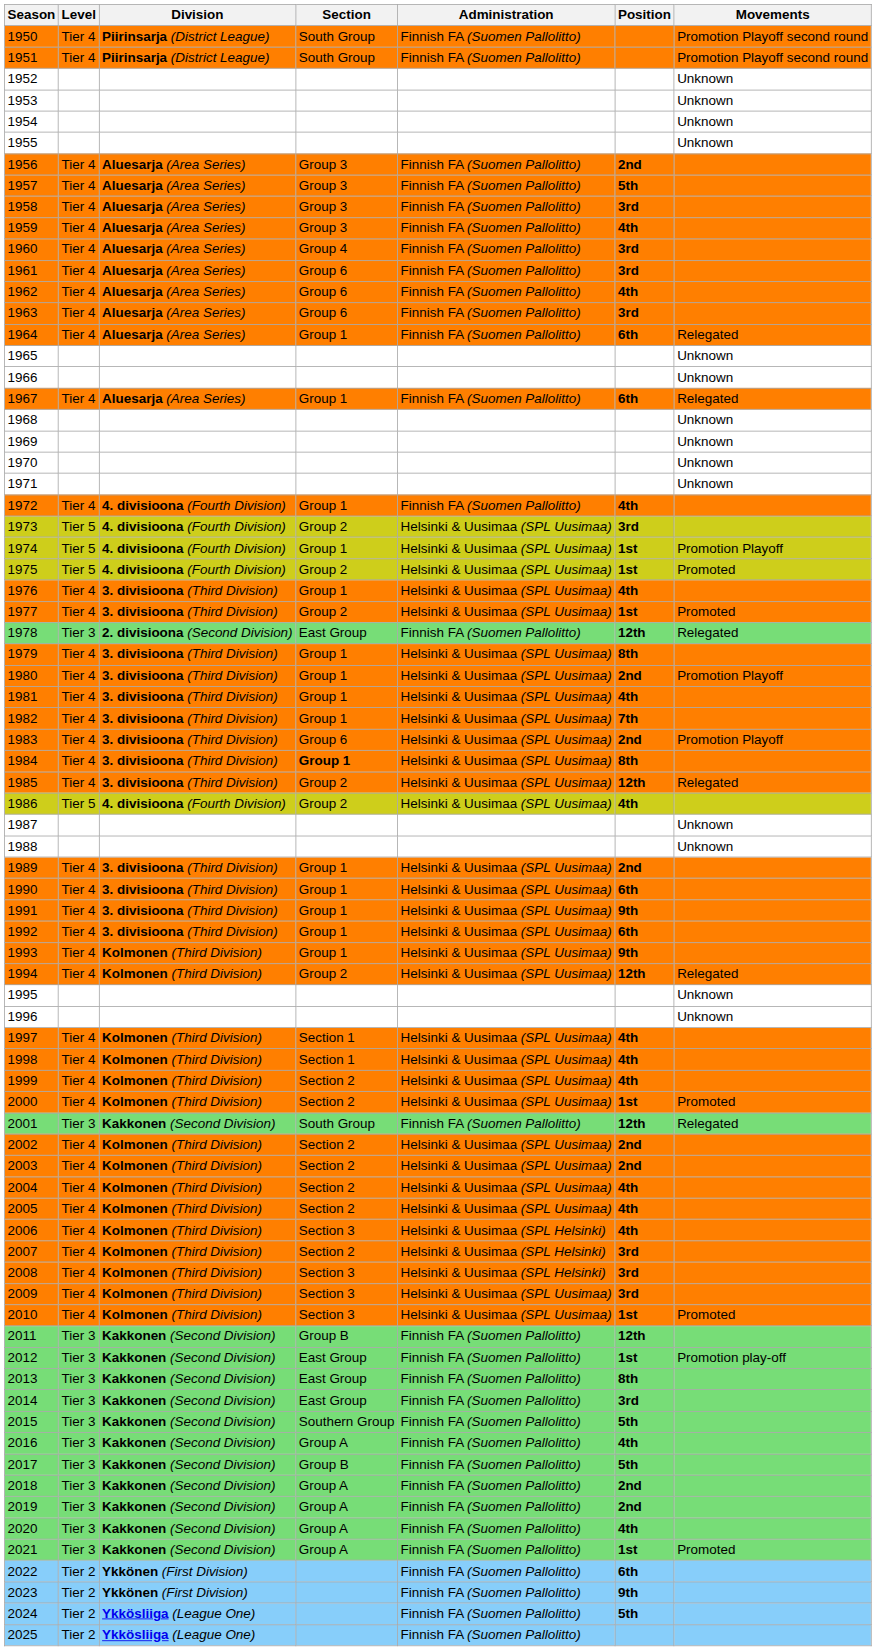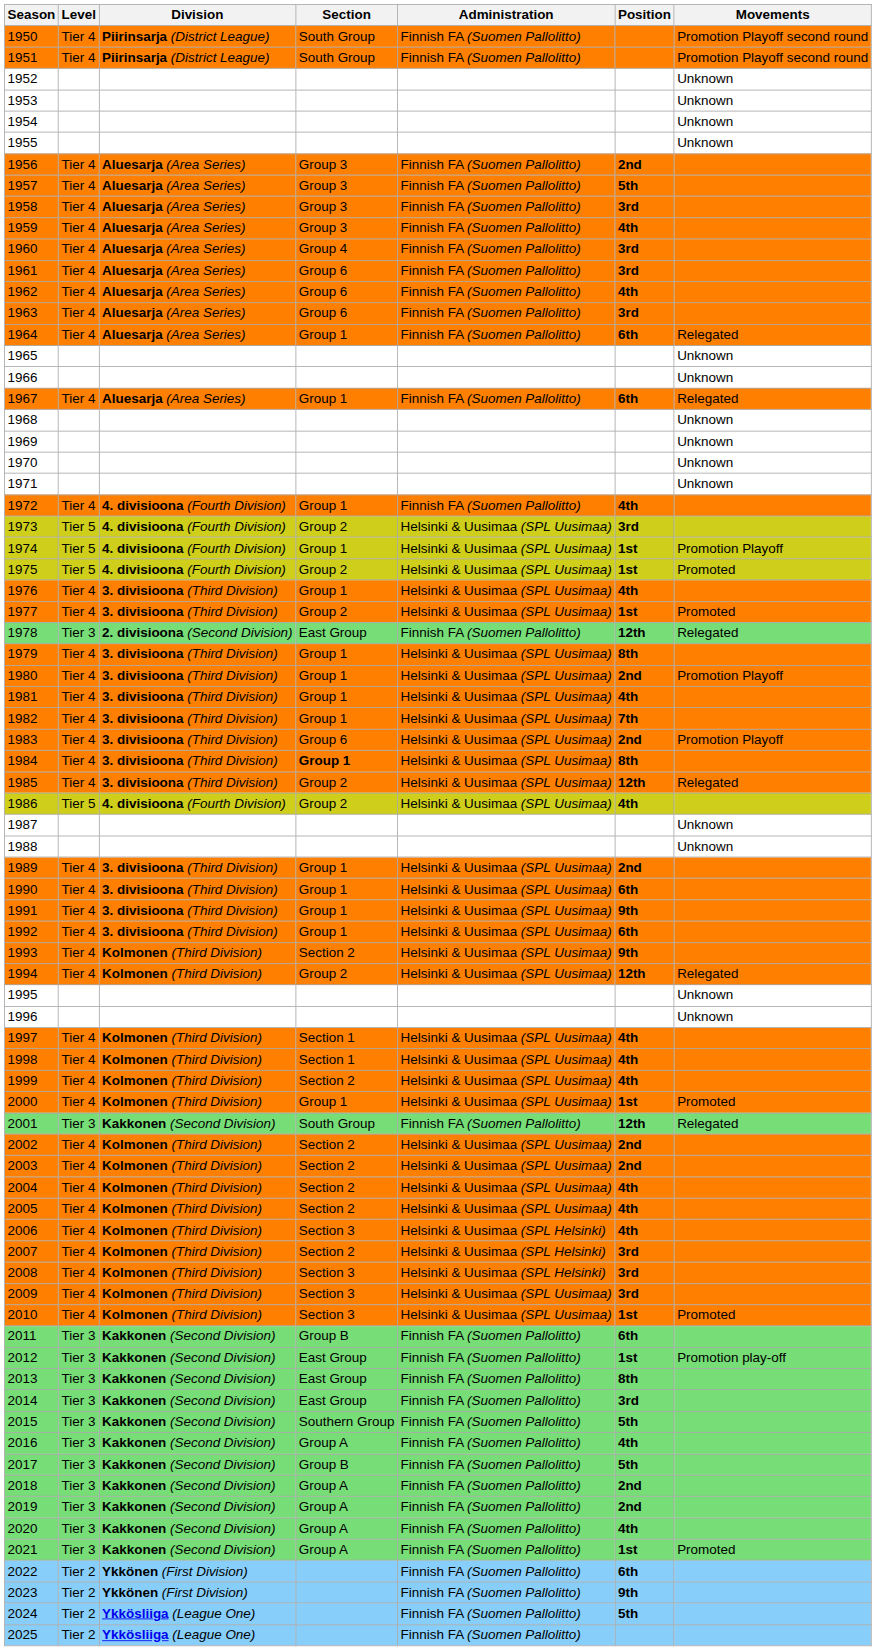(323, 953) Group 1 -> (327, 953) Section 2
(327, 1102) Section 2 -> (323, 1102) Group 1
(632, 1336) 12th -> (628, 1336) 6th
